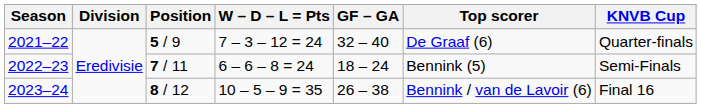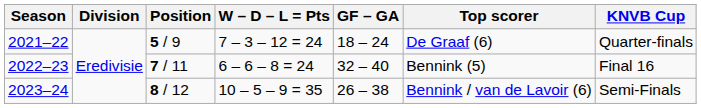(363, 41) 32 – 40 -> (363, 41) 18 – 24
(363, 66) 18 – 24 -> (363, 66) 32 – 40
(640, 66) Semi-Finals -> (627, 66) Final 16
(627, 90) Final 16 -> (640, 90) Semi-Finals
